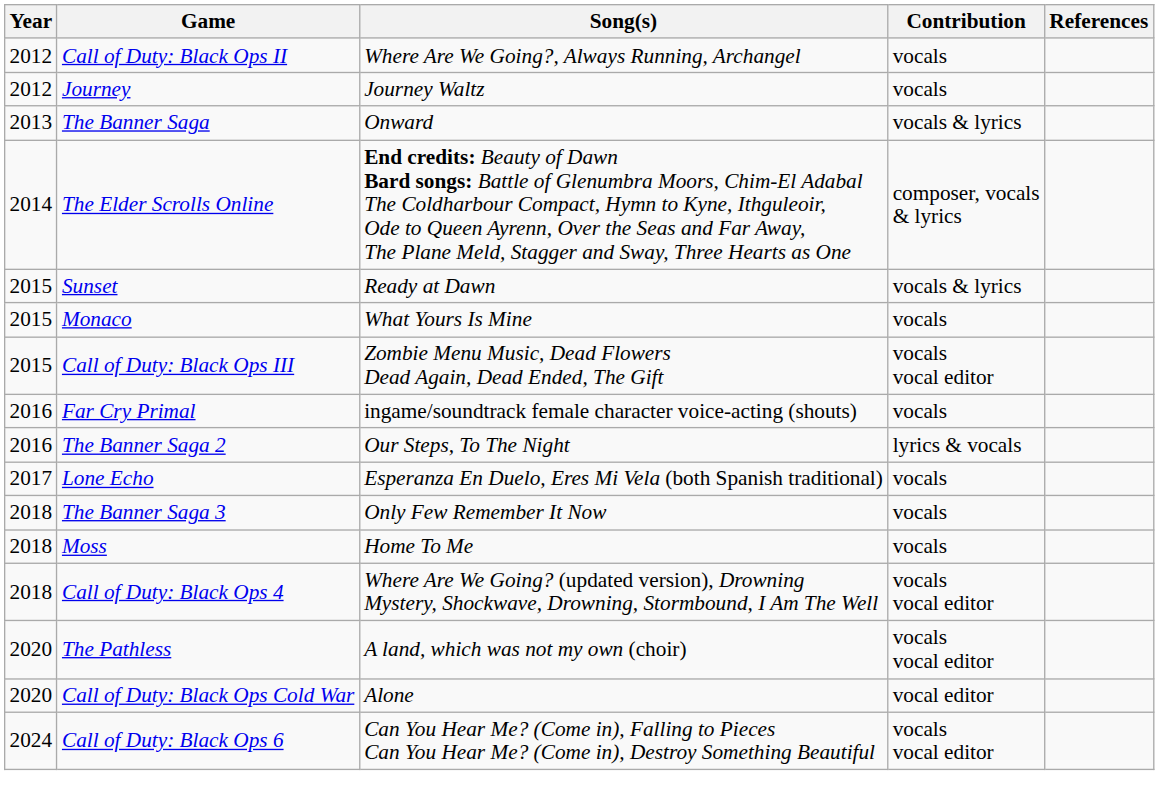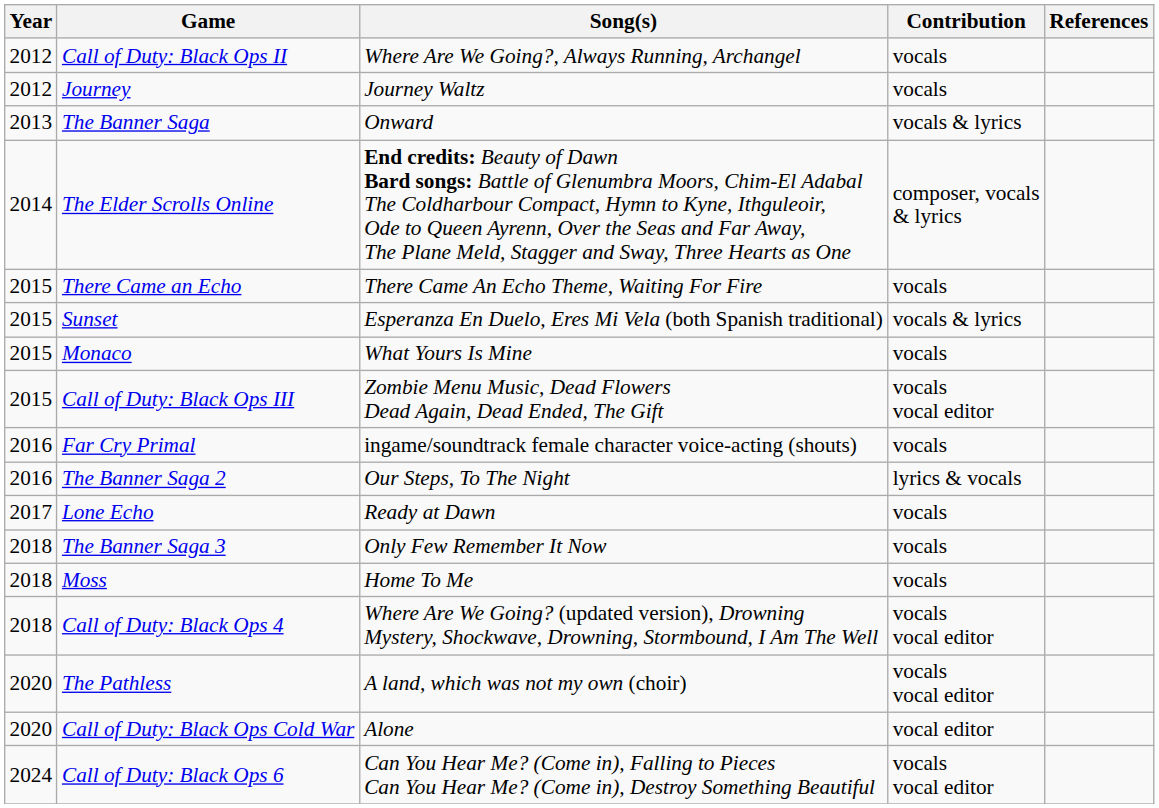+ row: (152, 285)
(430, 285) Ready at Dawn -> (623, 319) Esperanza En Duelo, Eres Mi Vela (both Spanish traditional)
(623, 478) Esperanza En Duelo, Eres Mi Vela (both Spanish traditional) -> (430, 512) Ready at Dawn
